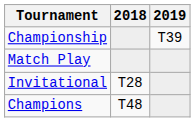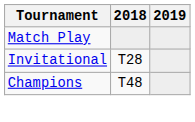- row: (57, 38)
